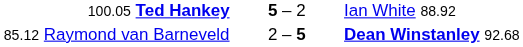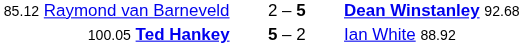rows swapped: (117, 34) <-> (159, 10)
